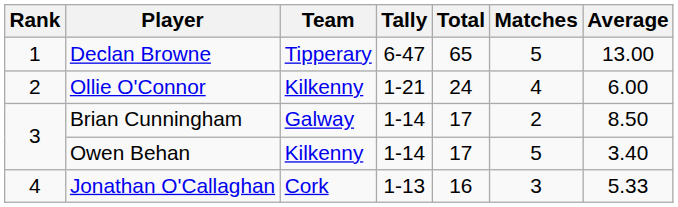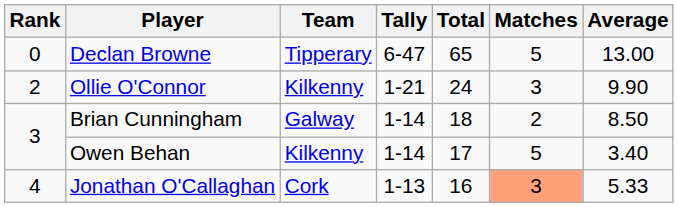(35, 53) 1 -> (35, 53) 0
(536, 86) 4 -> (536, 86) 3
(628, 86) 6.00 -> (628, 86) 9.90
(461, 119) 17 -> (461, 119) 18
(536, 185) no background -> (536, 185) lightsalmon background
